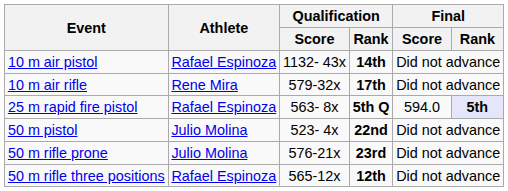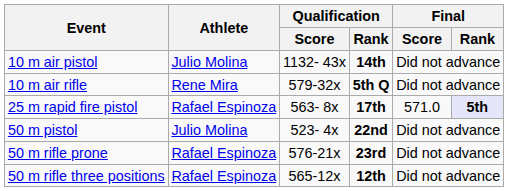(224, 62) Rafael Espinoza -> (209, 62) Julio Molina
(371, 85) 17th -> (371, 85) 5th Q
(371, 107) 5th Q -> (371, 107) 17th
(422, 107) 594.0 -> (422, 107) 571.0
(209, 153) Julio Molina -> (224, 153) Rafael Espinoza
